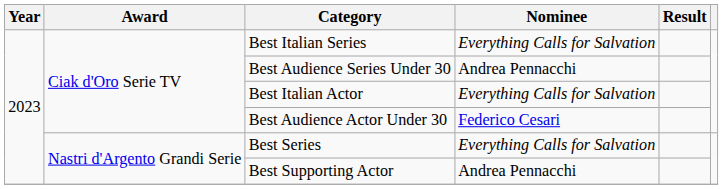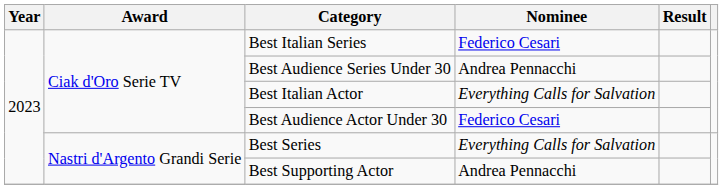(557, 42) Everything Calls for Salvation -> (509, 42) Federico Cesari
